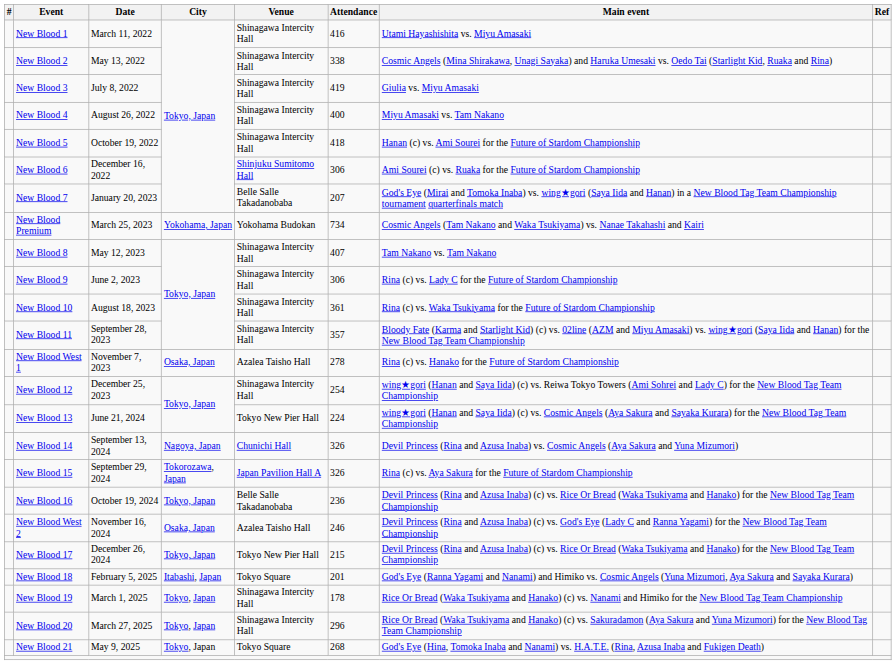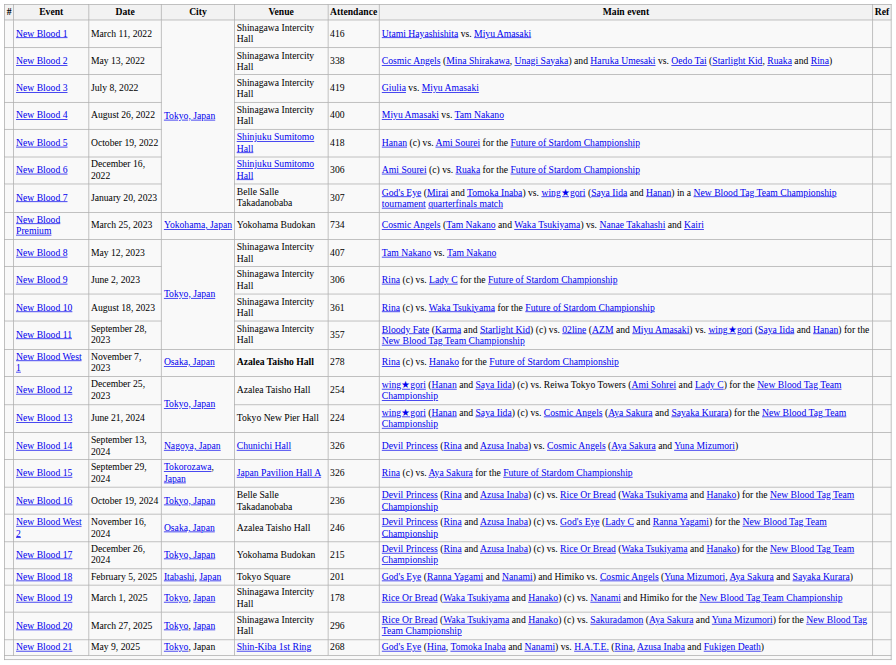(275, 142) Shinagawa Intercity Hall -> (275, 142) Shinjuku Sumitomo Hall
(337, 197) 207 -> (337, 197) 307
(274, 362) normal -> (275, 362) bold
(275, 390) Shinagawa Intercity Hall -> (274, 390) Azalea Taisho Hall
(278, 555) Tokyo New Pier Hall -> (276, 555) Yokohama Budokan
(264, 647) Tokyo Square -> (274, 647) Shin-Kiba 1st Ring
